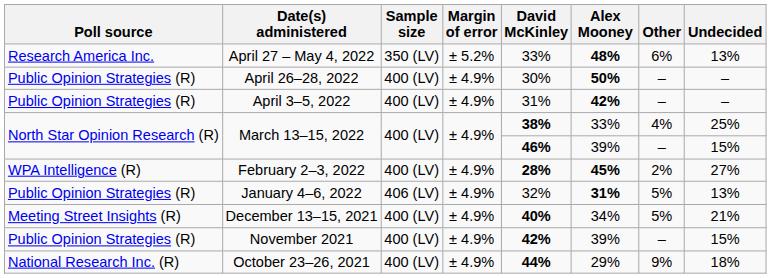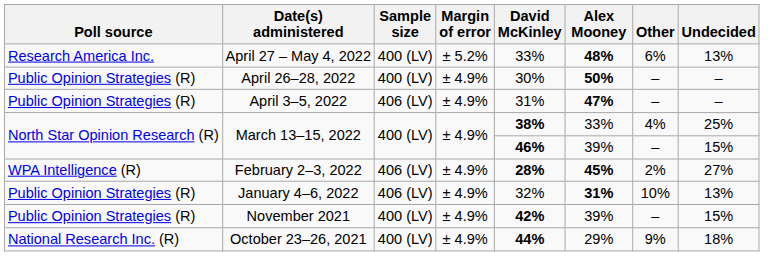(412, 56) 350 (LV) -> (405, 56) 400 (LV)
(412, 101) 400 (LV) -> (405, 101) 406 (LV)
(605, 101) 42% -> (599, 101) 47%
(412, 170) 400 (LV) -> (405, 170) 406 (LV)
(662, 193) 5% -> (655, 193) 10%
- row: (94, 216)
